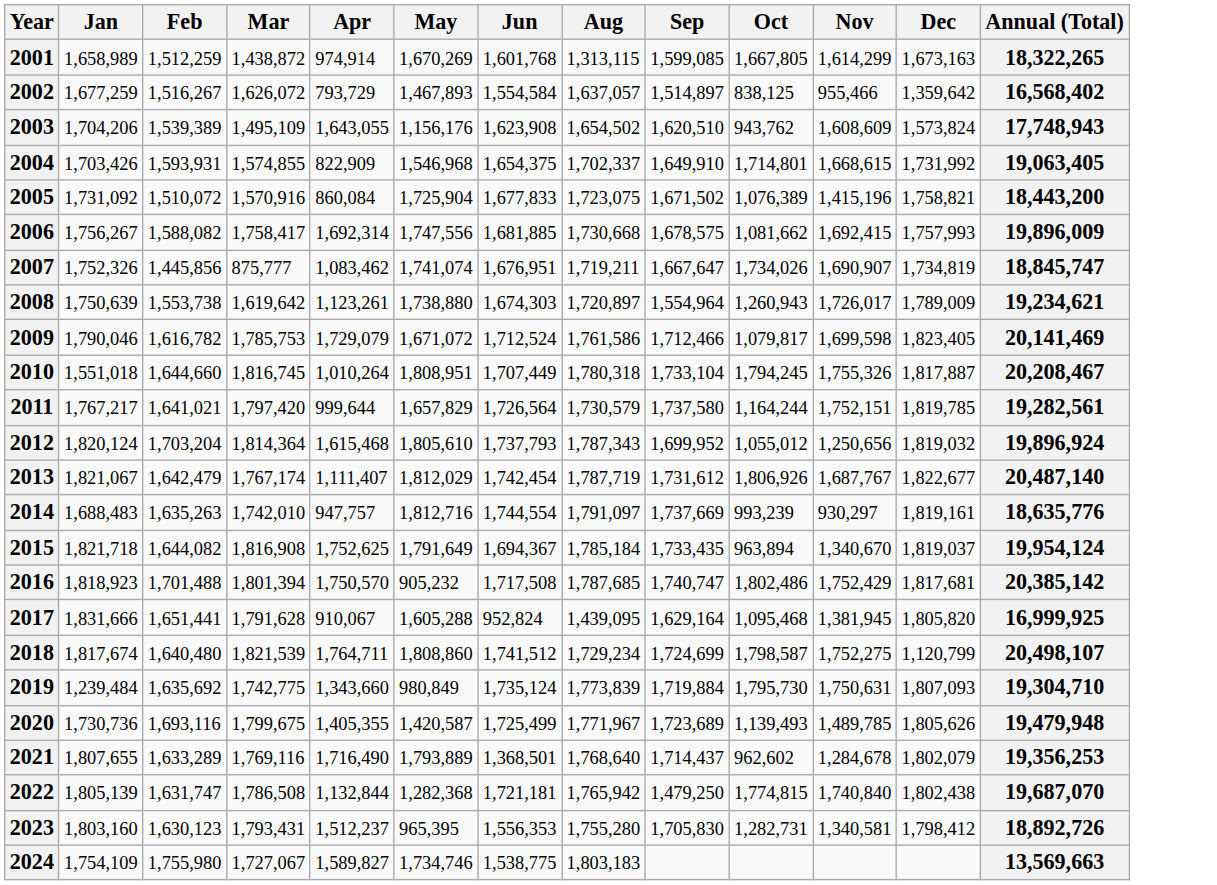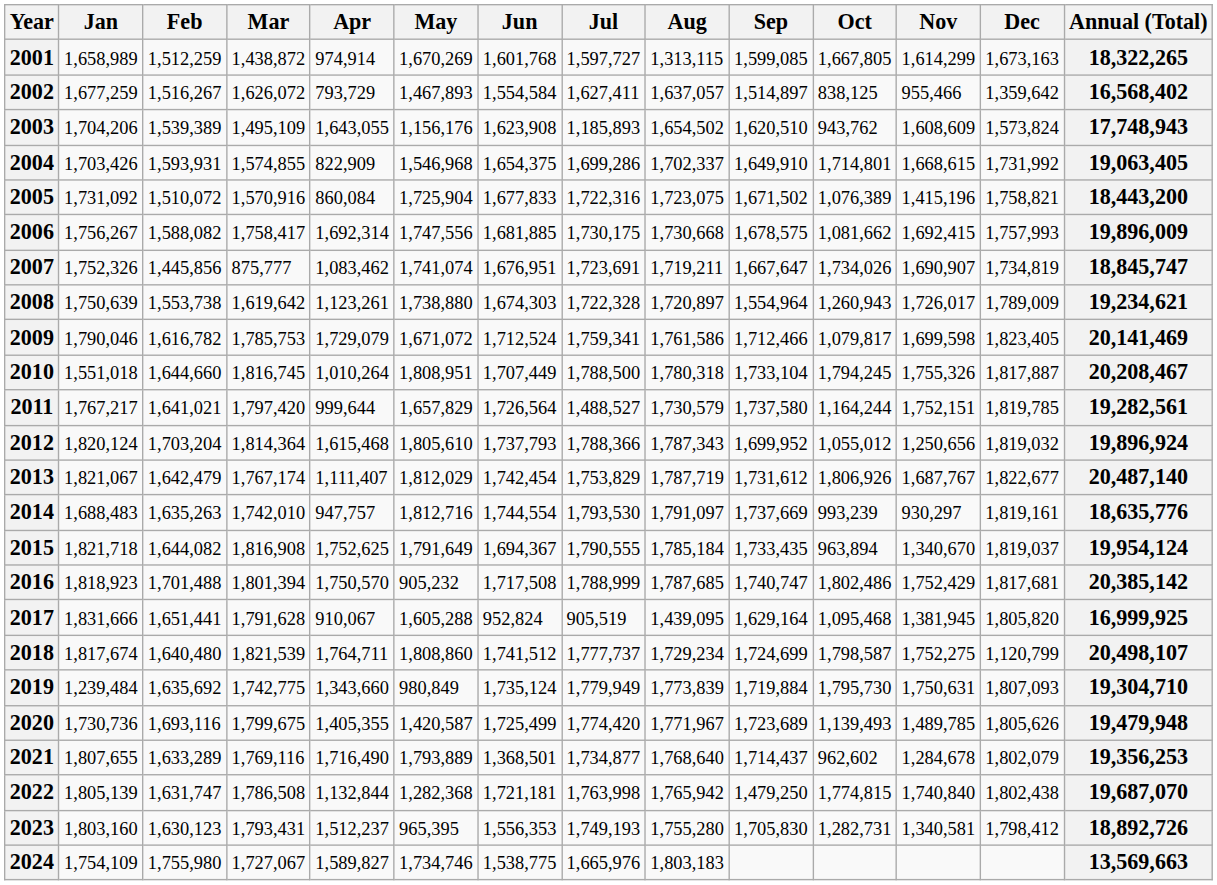+ column: (603, 22)
